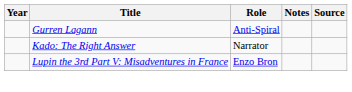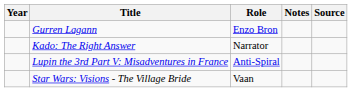(256, 29) Anti-Spiral -> (255, 29) Enzo Bron
(255, 62) Enzo Bron -> (256, 62) Anti-Spiral
+ row: (112, 78)
